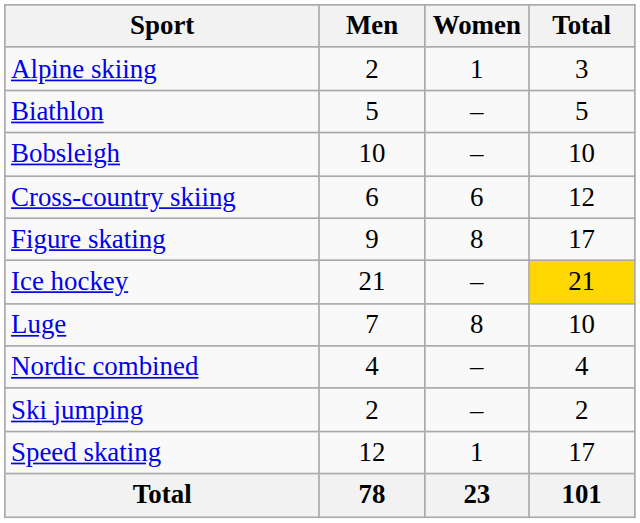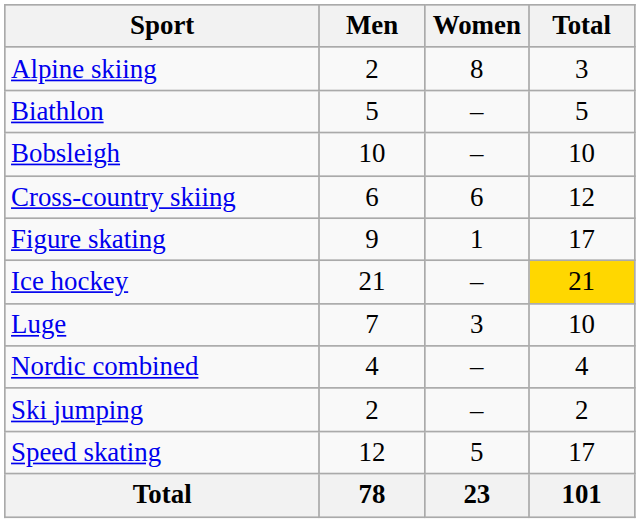(477, 68) 1 -> (477, 68) 8
(477, 238) 8 -> (477, 238) 1
(477, 324) 8 -> (477, 324) 3
(477, 452) 1 -> (477, 452) 5
